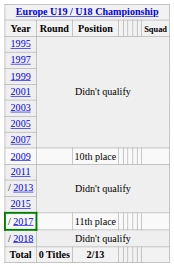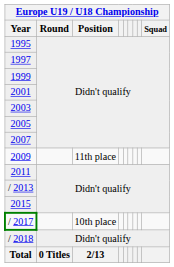(95, 156) 10th place -> (95, 156) 11th place
(95, 221) 11th place -> (95, 221) 10th place
